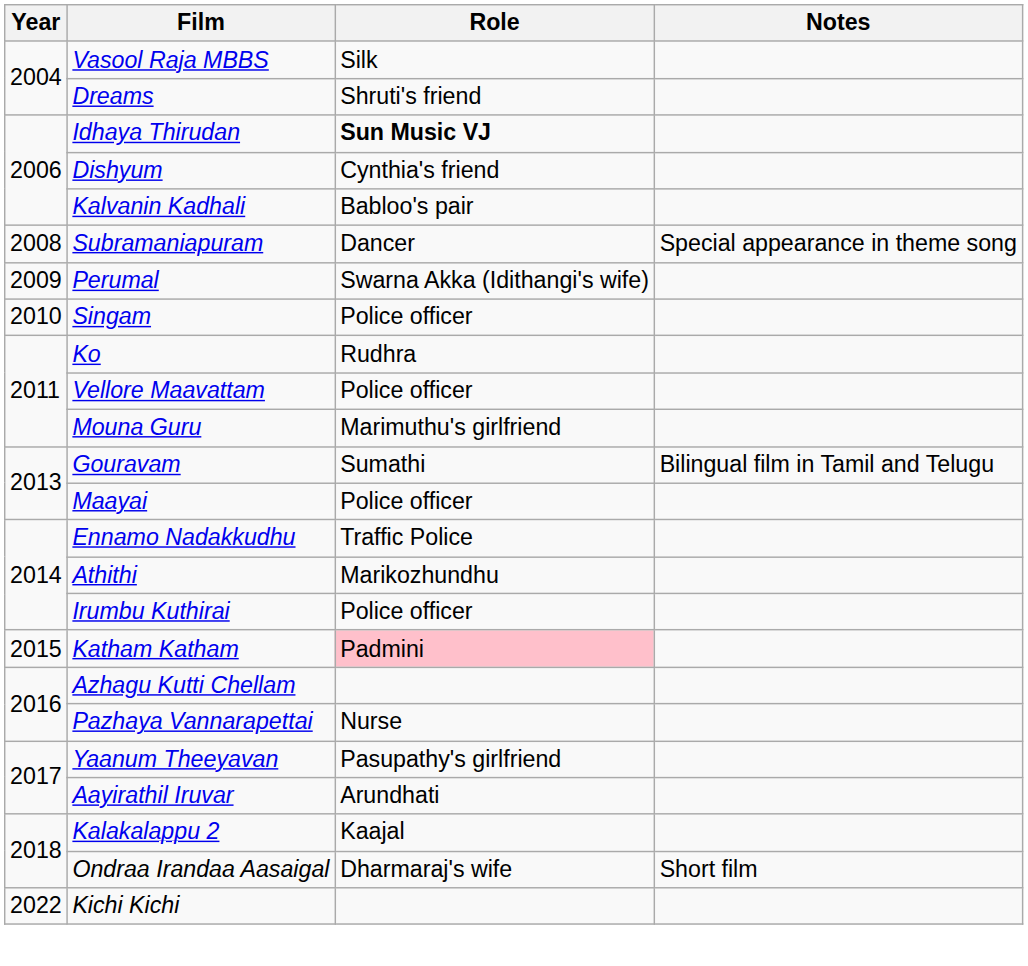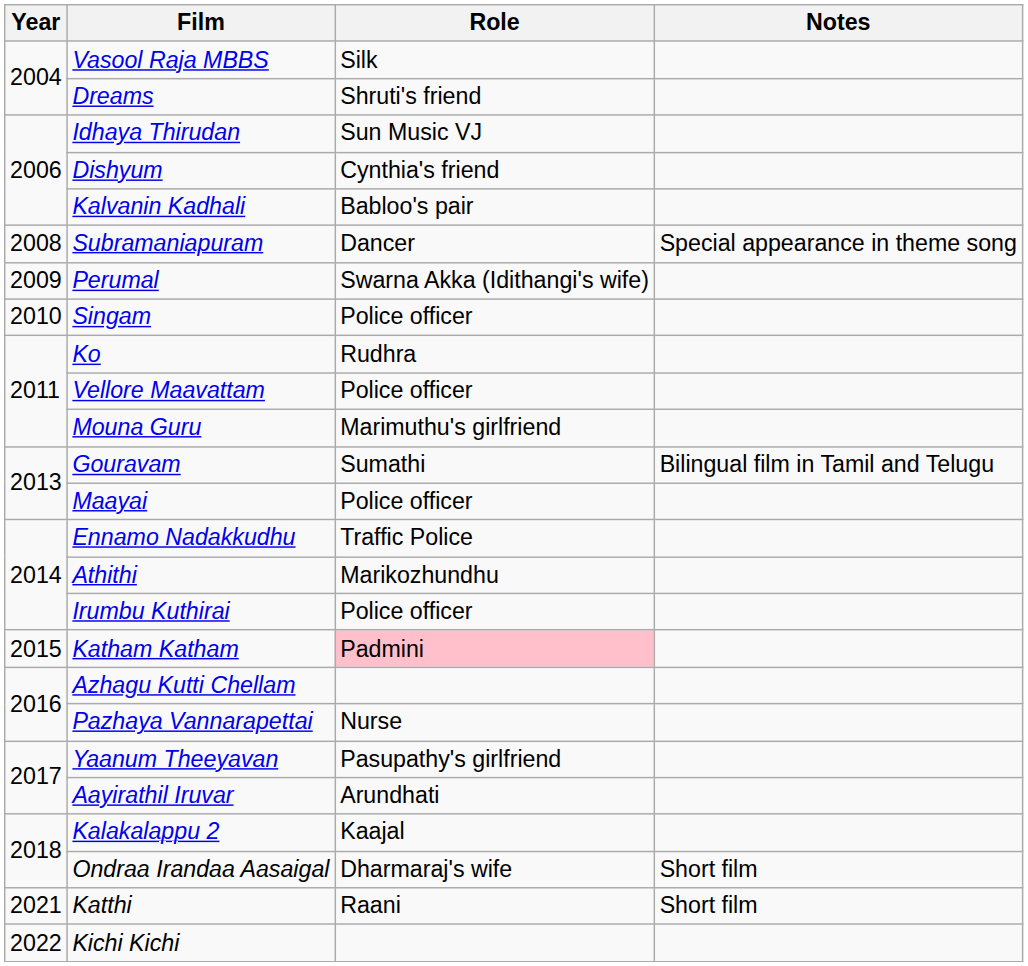(416, 133) bold -> (411, 133) normal
+ row: (102, 905)
